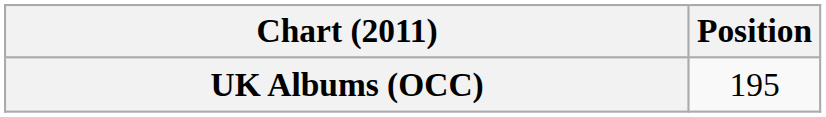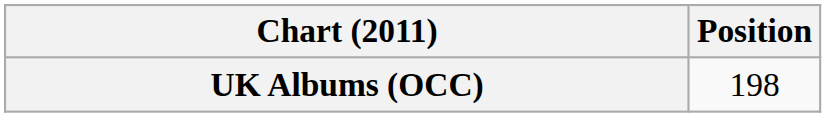(755, 84) 195 -> (755, 84) 198
